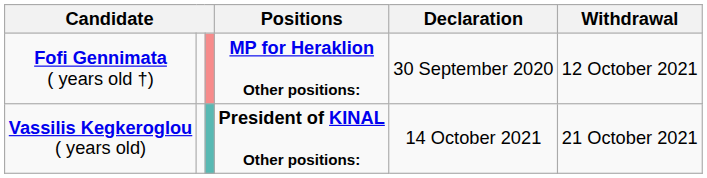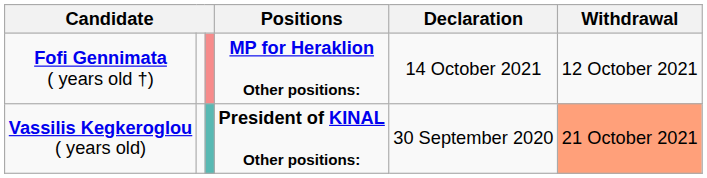(473, 68) 30 September 2020 -> (473, 68) 14 October 2021
(473, 138) 14 October 2021 -> (473, 138) 30 September 2020
(630, 138) no background -> (630, 138) lightsalmon background
